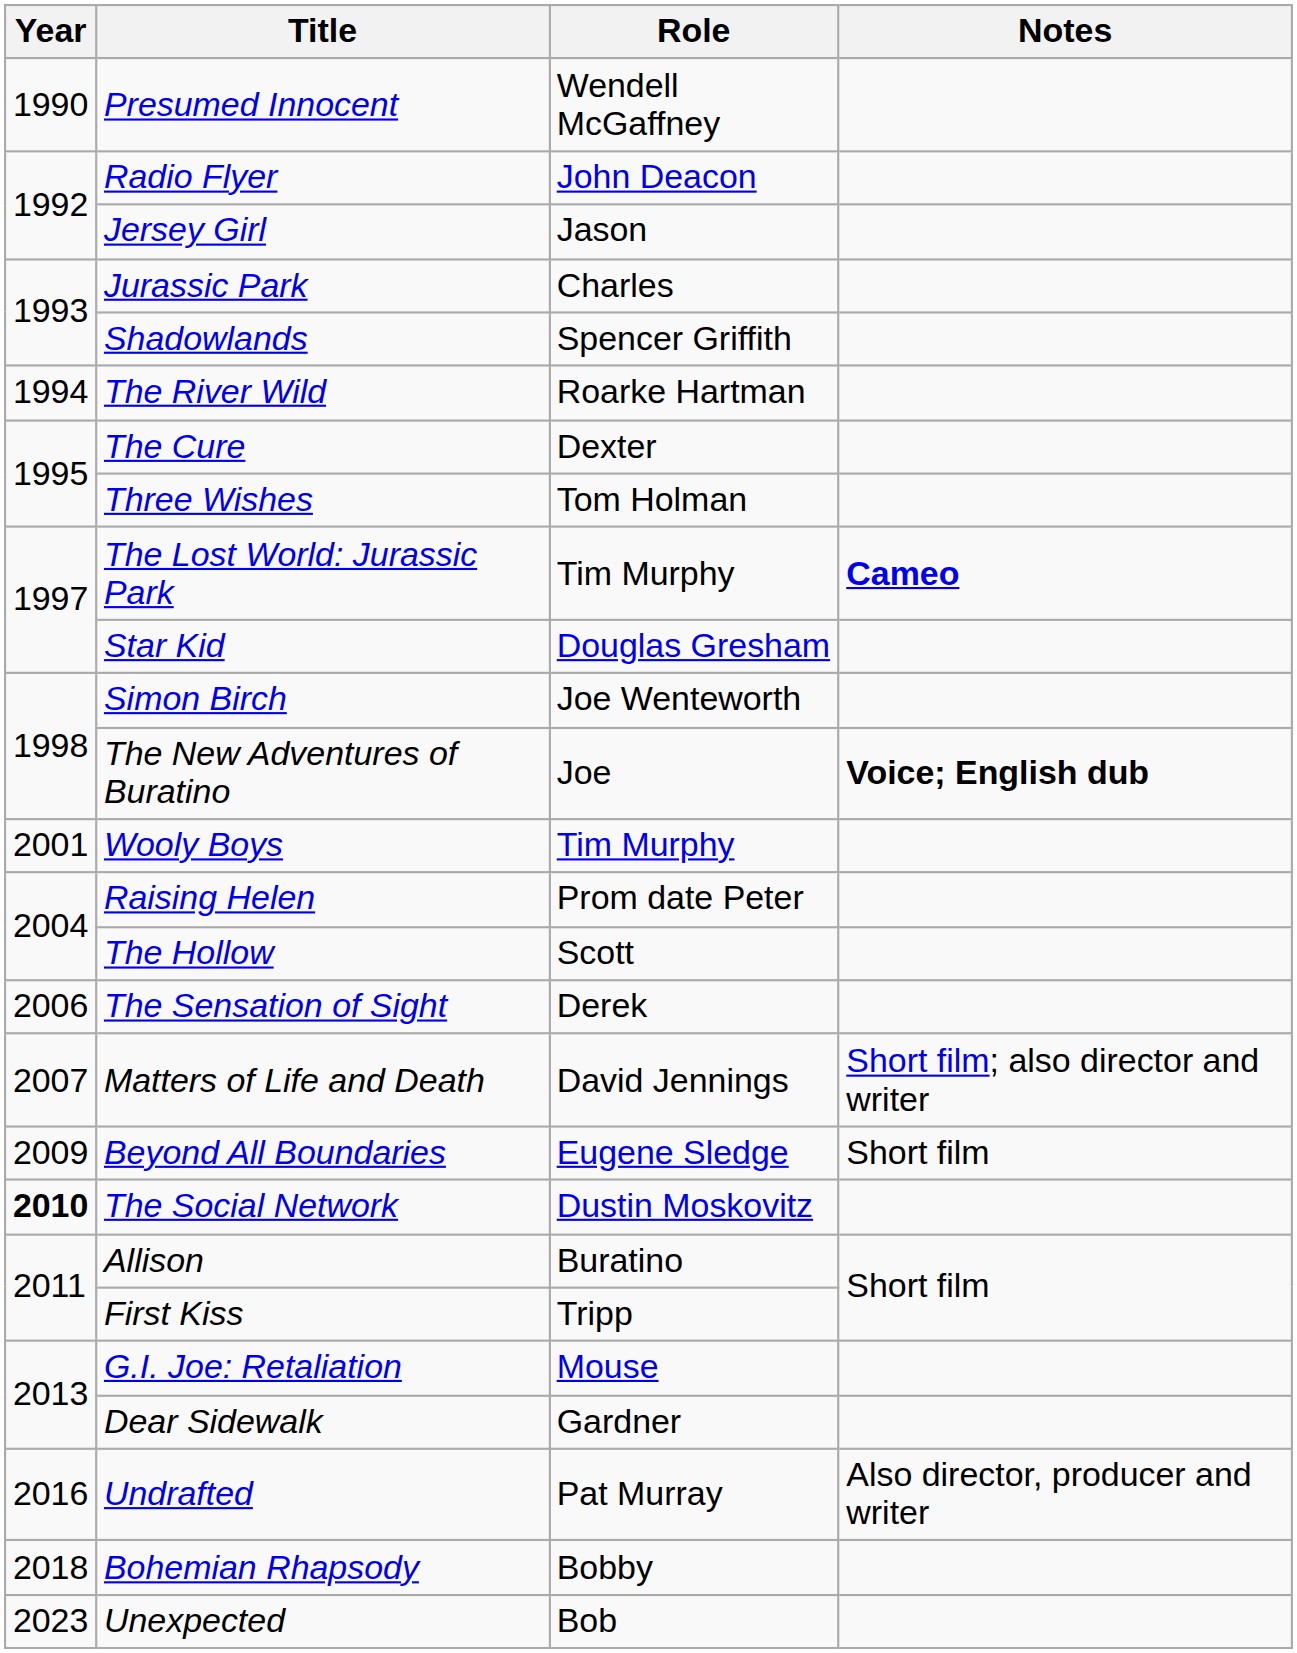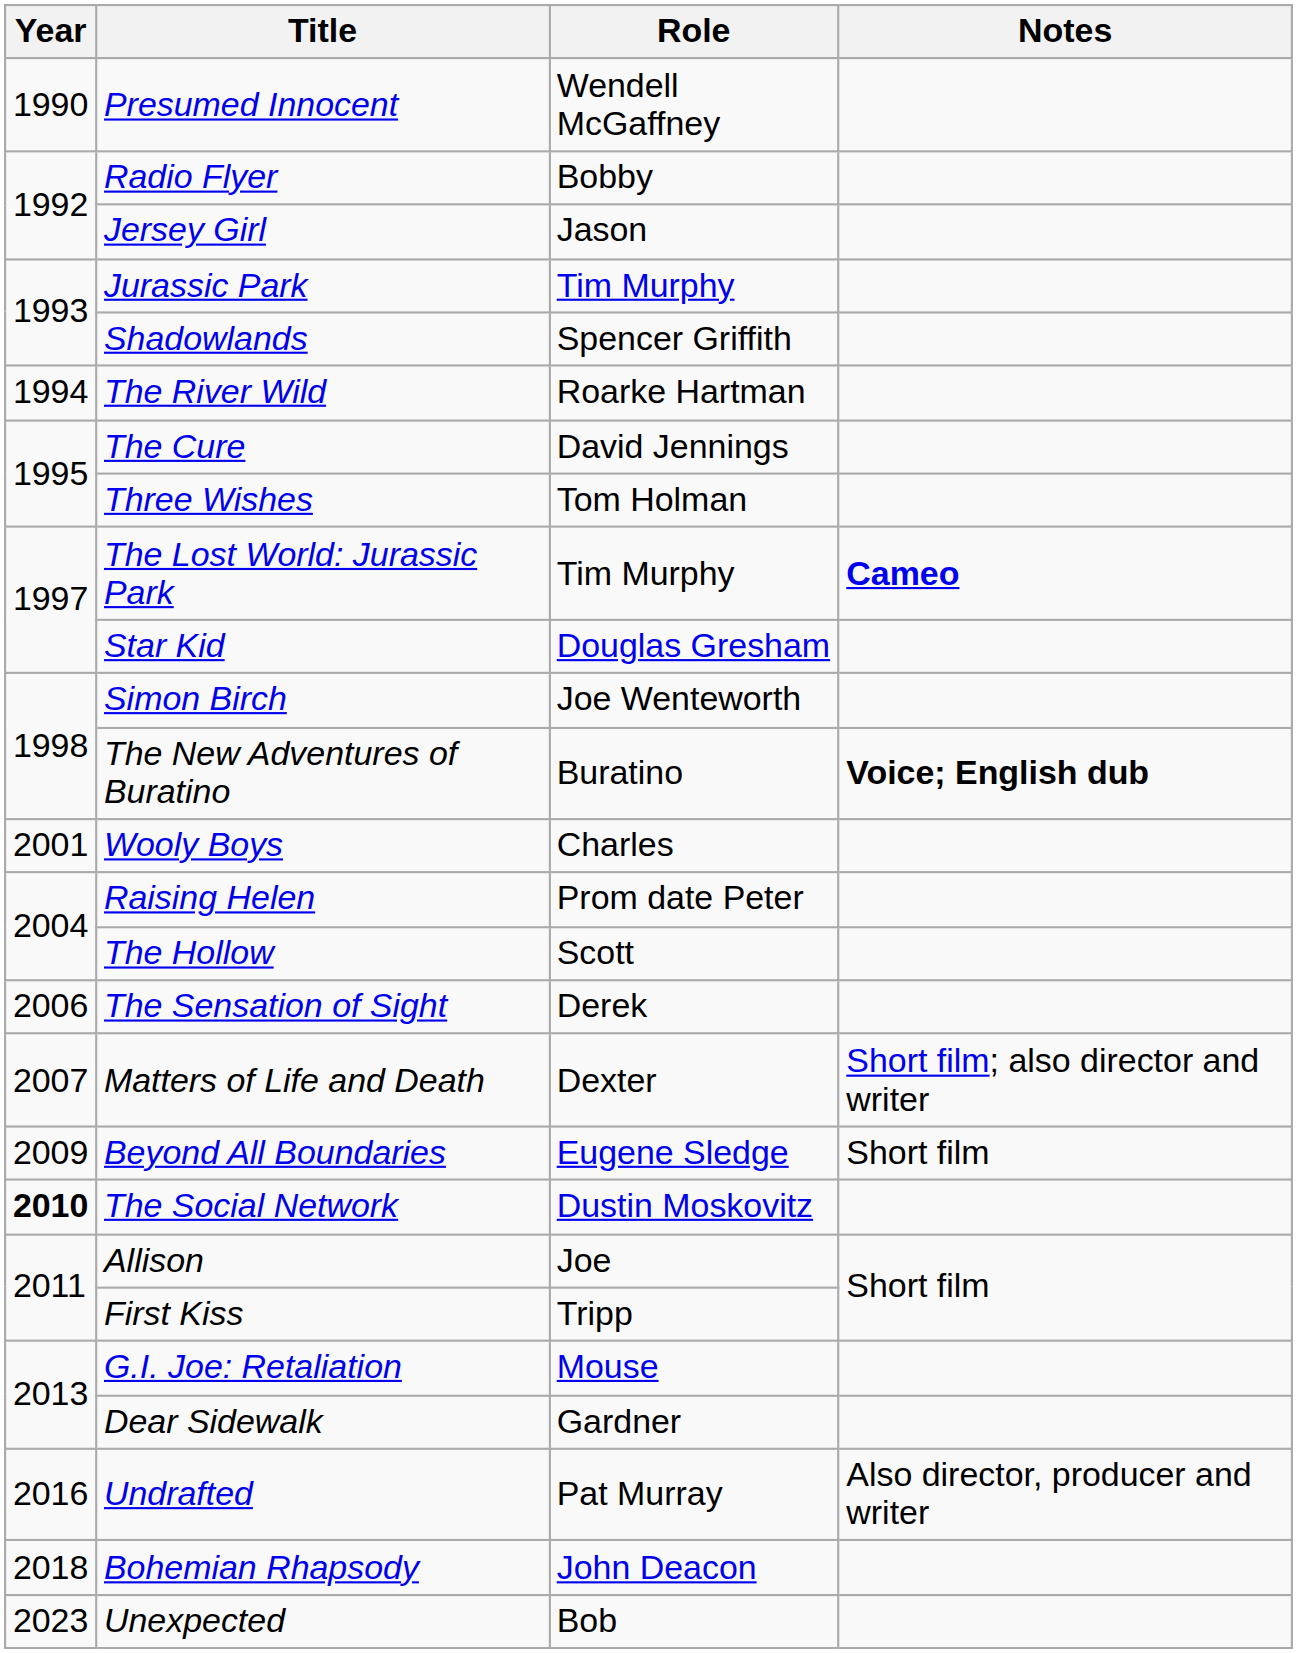(657, 177) John Deacon -> (605, 177) Bobby
(615, 284) Charles -> (646, 284) Tim Murphy
(607, 446) Dexter -> (673, 446) David Jennings
(584, 772) Joe -> (620, 772) Buratino
(646, 845) Tim Murphy -> (615, 845) Charles
(673, 1079) David Jennings -> (607, 1079) Dexter
(620, 1259) Buratino -> (584, 1259) Joe
(605, 1567) Bobby -> (657, 1567) John Deacon
